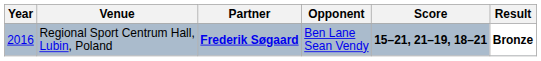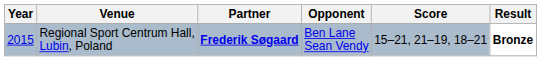(21, 40) 2016 -> (21, 40) 2015
(431, 40) bold -> (431, 40) normal
